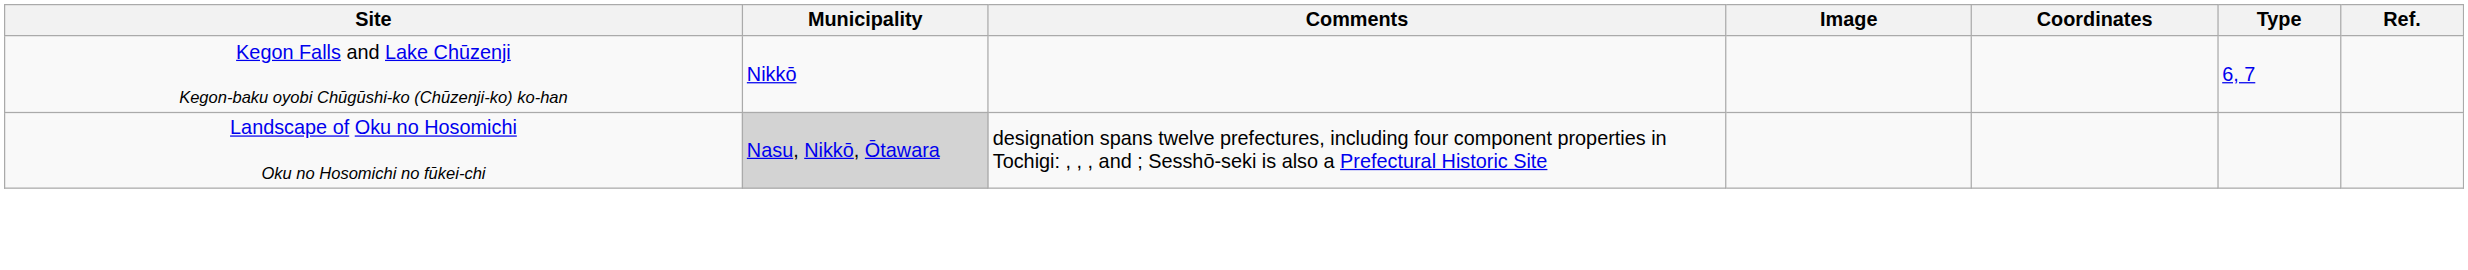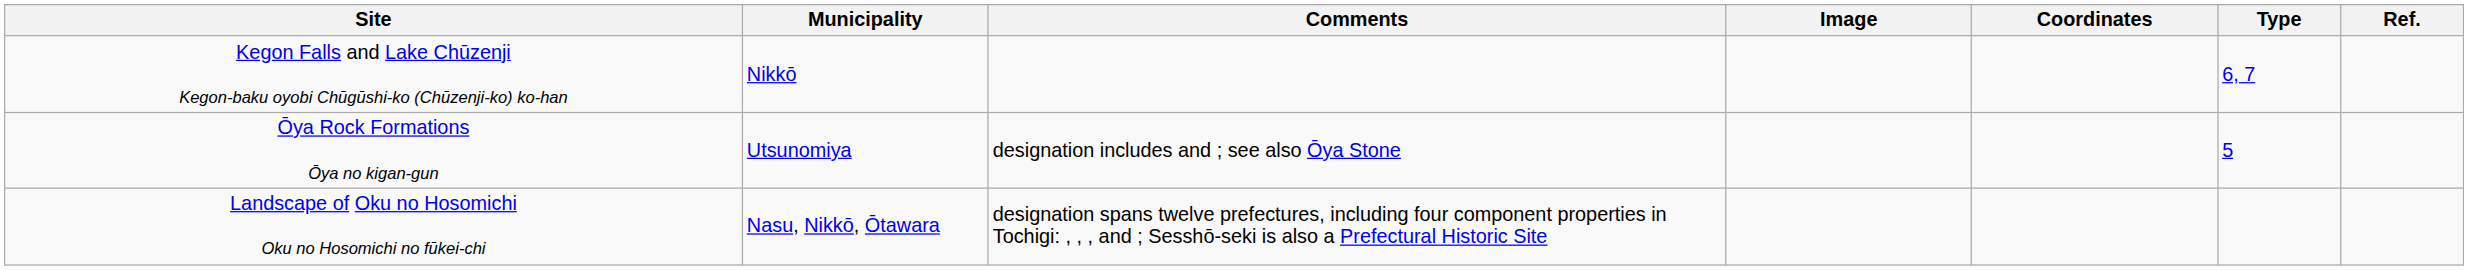+ row: (373, 150)
(843, 150) lightgrey background -> (843, 226) no background
